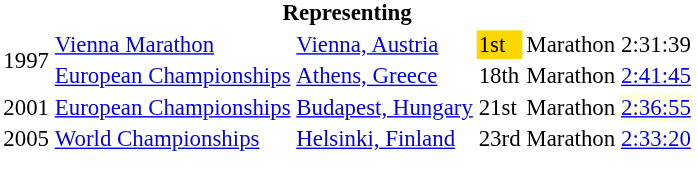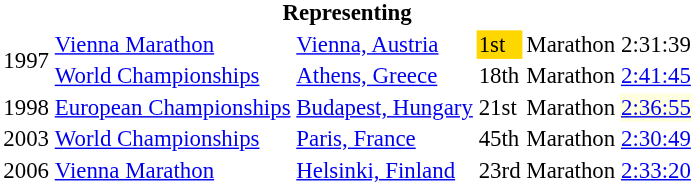(173, 75) European Championships -> (157, 75) World Championships
(26, 107) 2001 -> (26, 107) 1998
+ row: (356, 138)
(26, 138) 2005 -> (26, 170) 2006
(157, 138) World Championships -> (134, 170) Vienna Marathon
